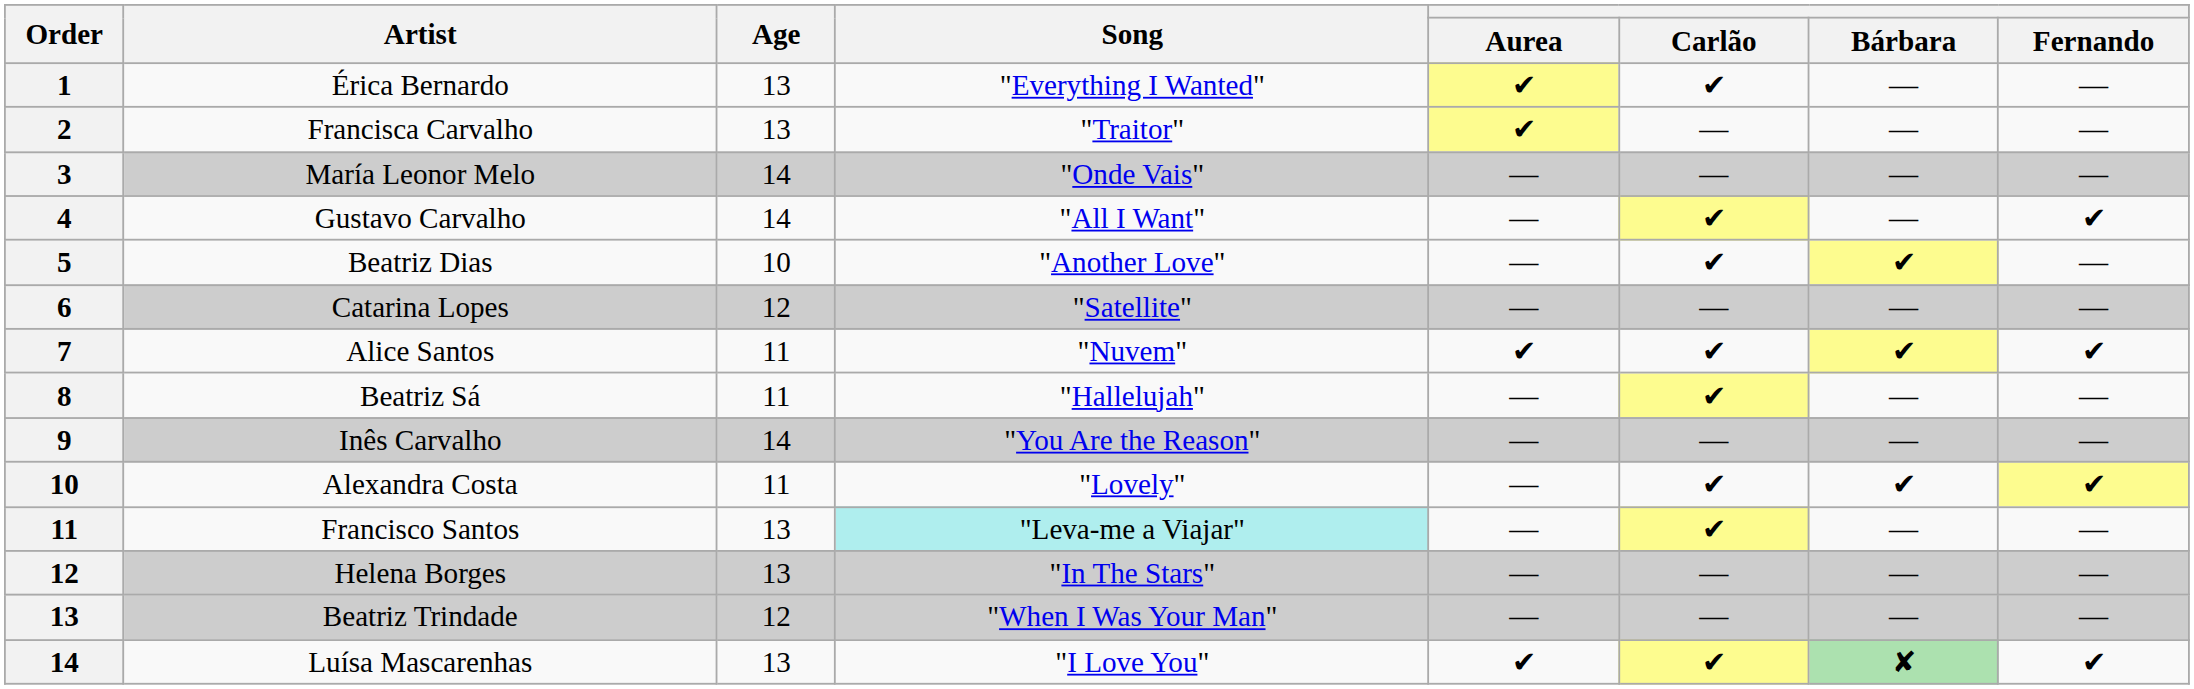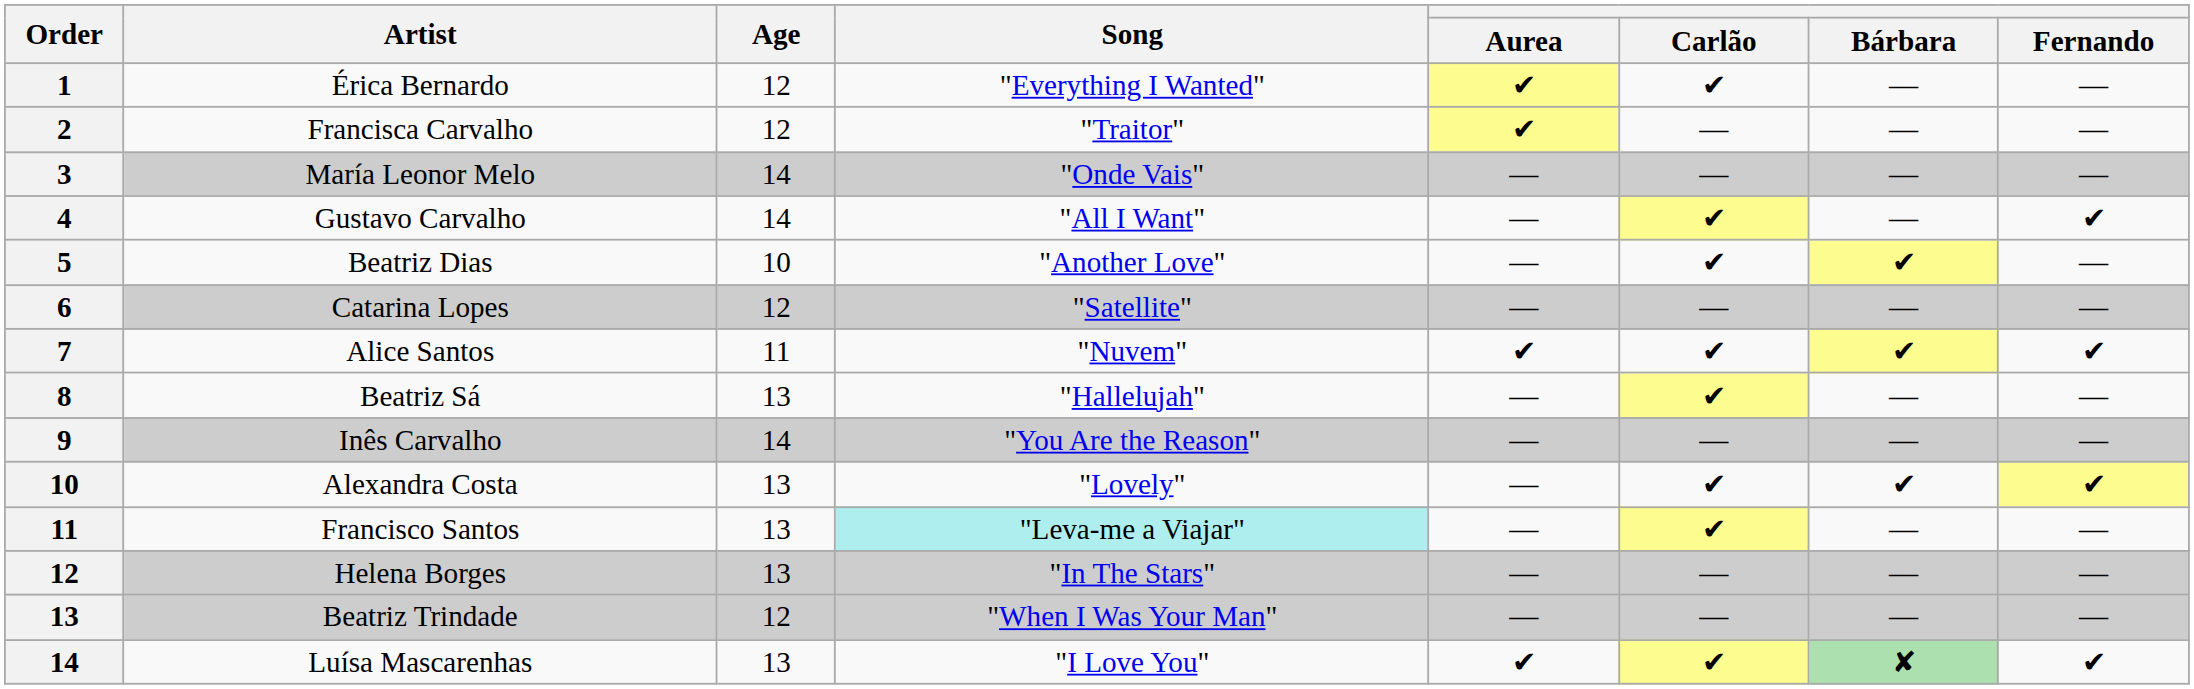(776, 85) 13 -> (776, 85) 12
(776, 129) 13 -> (776, 129) 12
(776, 395) 11 -> (776, 395) 13
(776, 484) 11 -> (776, 484) 13
